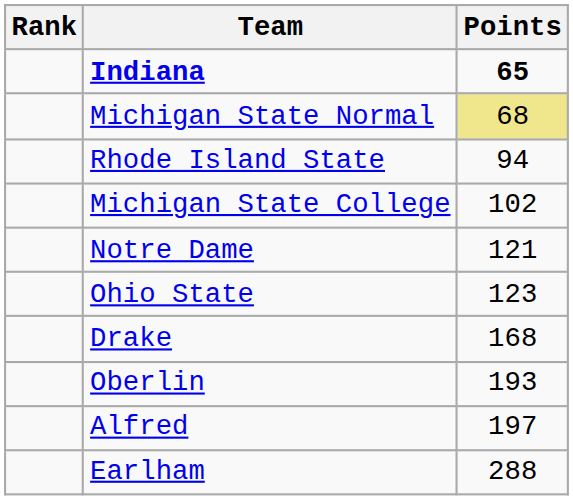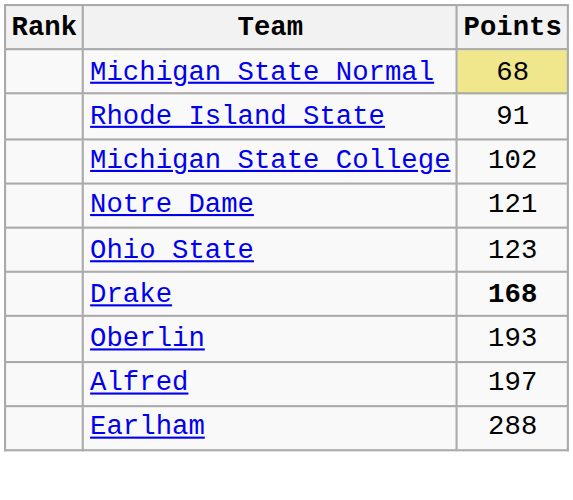- row: (147, 72)
(513, 161) 94 -> (513, 116) 91
(513, 339) normal -> (513, 294) bold
